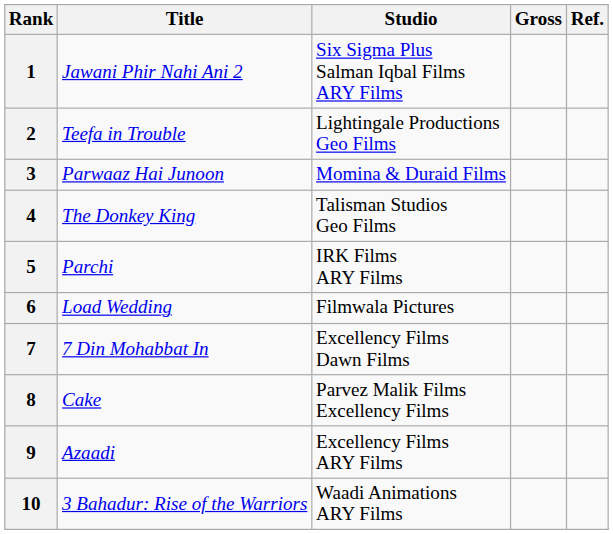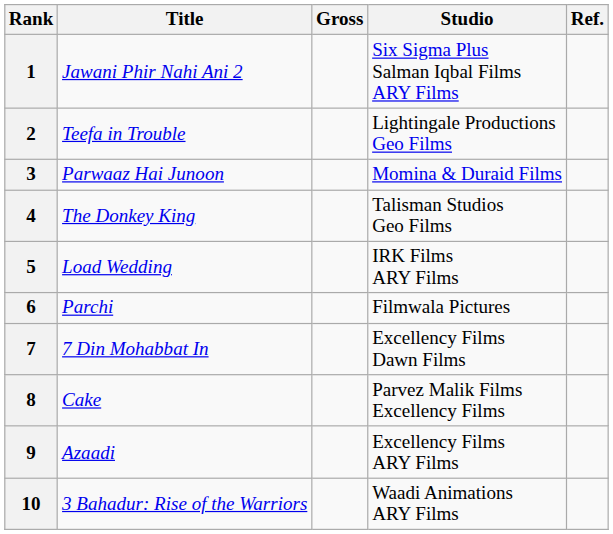columns swapped: (411, 19) <-> (538, 19)
(88, 266) Parchi -> (117, 266) Load Wedding
(117, 307) Load Wedding -> (88, 307) Parchi
